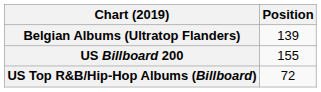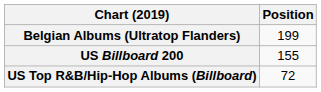(288, 35) 139 -> (288, 35) 199
